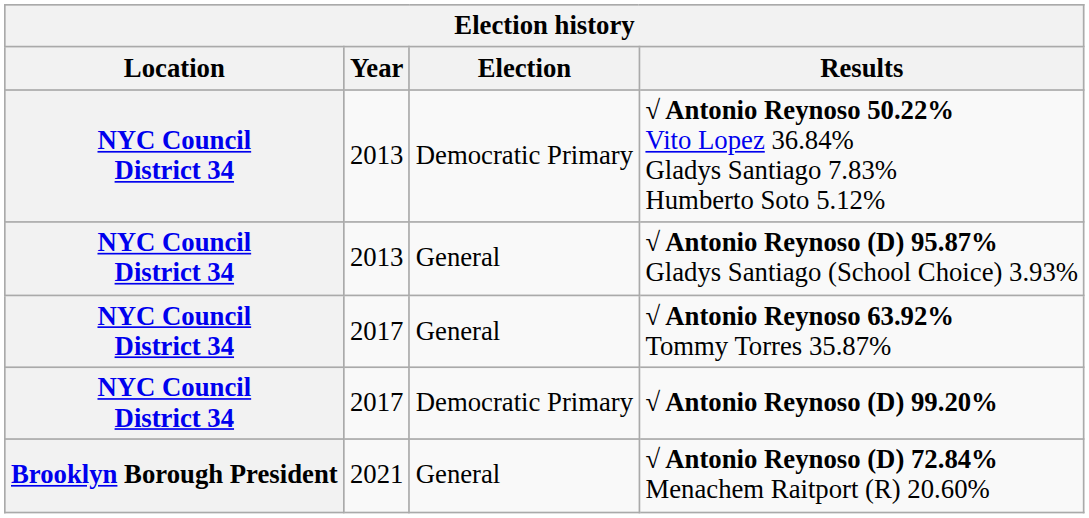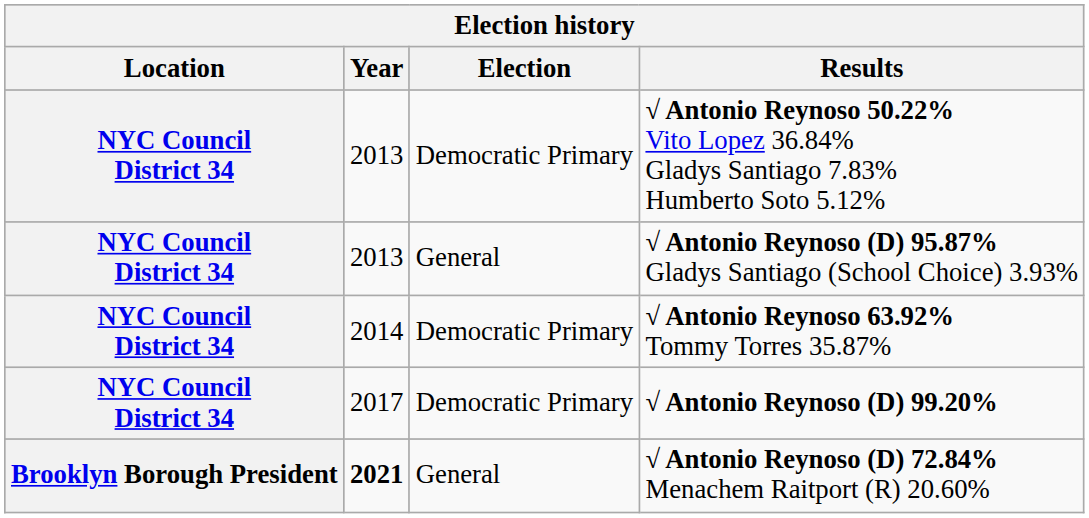(377, 330) 2017 -> (377, 330) 2014
(458, 330) General -> (524, 330) Democratic Primary
(377, 475) normal -> (377, 475) bold
